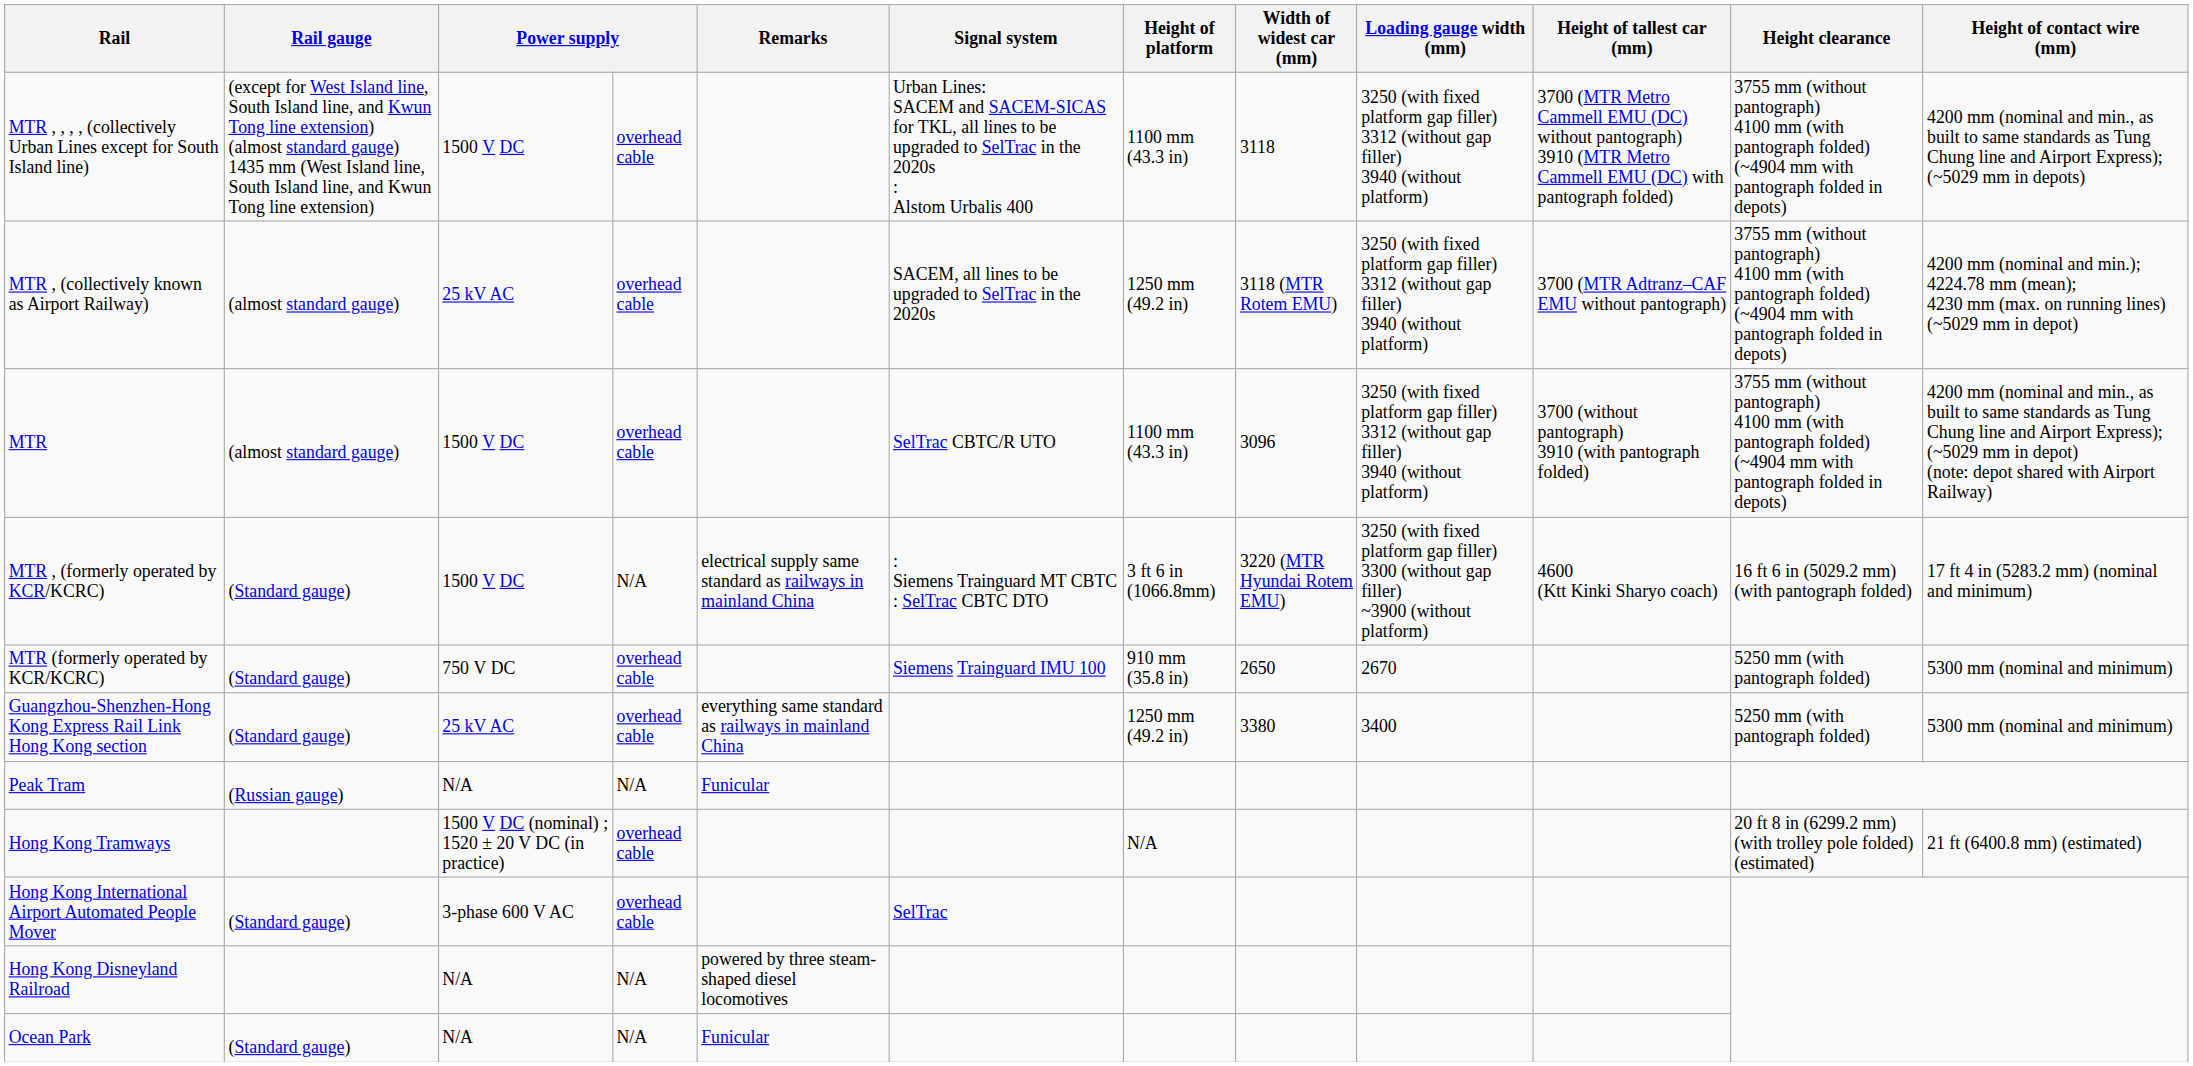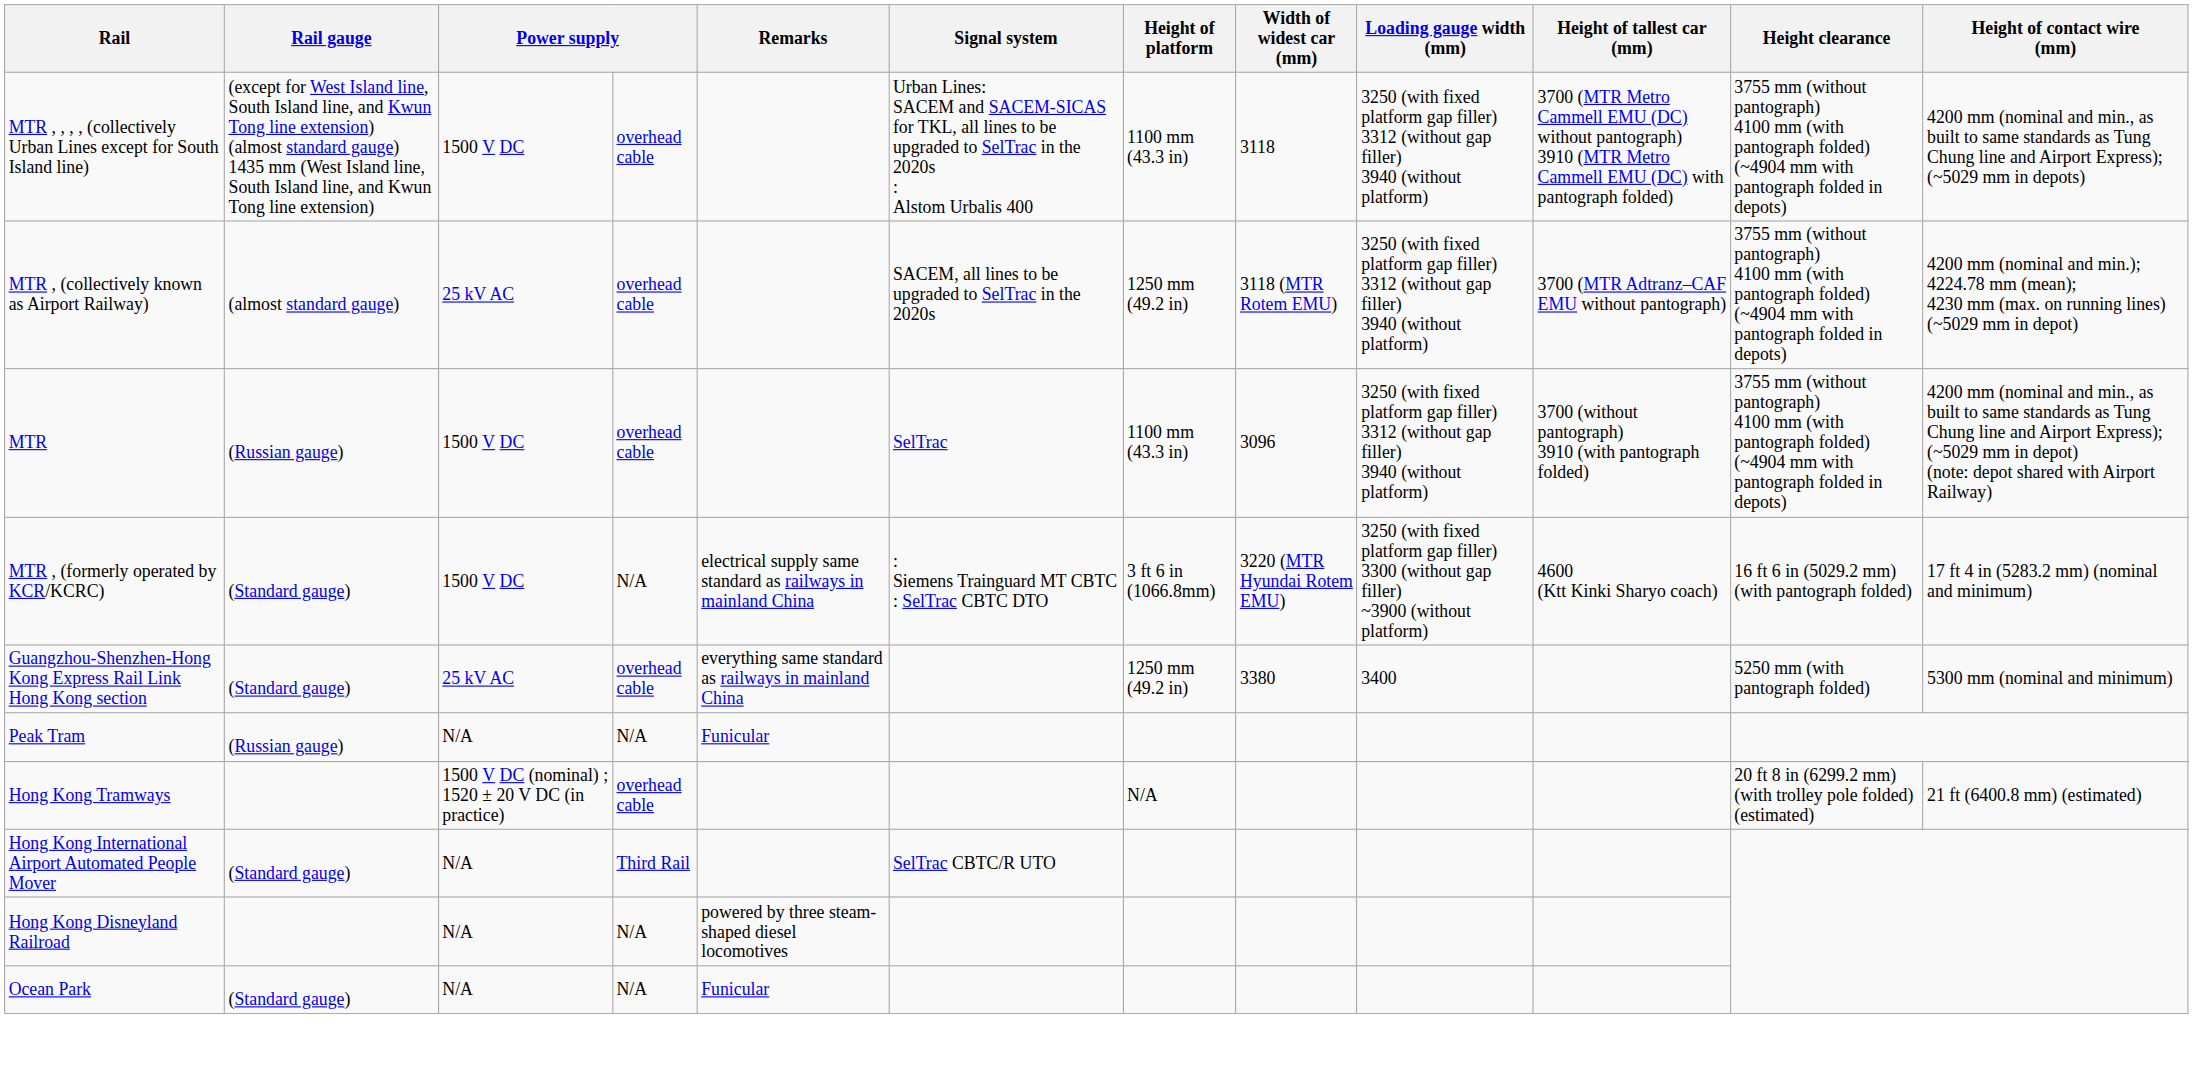(314, 452) (almost standard gauge) -> (286, 452) (Russian gauge)
(974, 442) SelTrac CBTC/R UTO -> (920, 442) SelTrac
- row: (108, 668)
(508, 911) 3-phase 600 V AC -> (458, 863) N/A
(649, 911) overhead cable -> (653, 863) Third Rail
(920, 911) SelTrac -> (974, 863) SelTrac CBTC/R UTO
